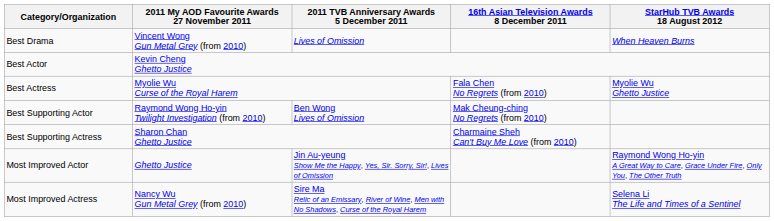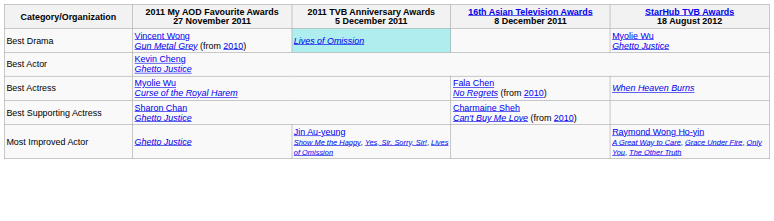(329, 41) no background -> (329, 41) paleturquoise background
(653, 41) When Heaven Burns -> (641, 41) Myolie Wu Ghetto Justice
(641, 89) Myolie Wu Ghetto Justice -> (653, 89) When Heaven Burns
- row: (50, 113)
- row: (52, 200)
